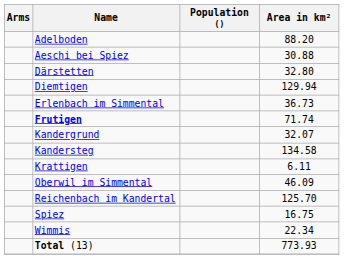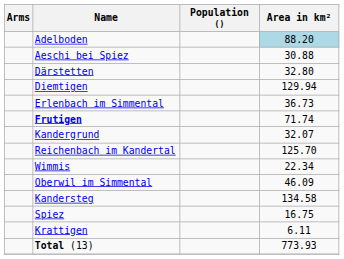(299, 39) no background -> (299, 39) lightblue background
rows swapped: (64, 151) <-> (105, 198)
rows swapped: (61, 167) <-> (52, 230)
